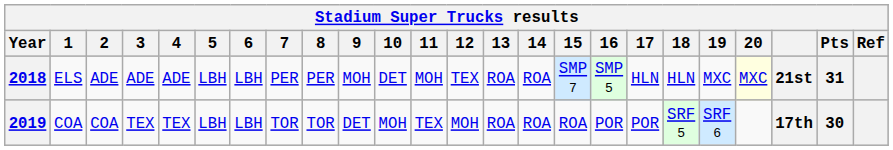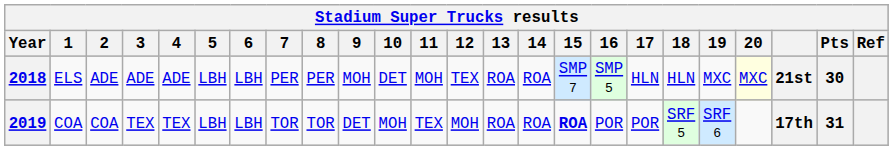(835, 79) 31 -> (835, 79) 30
(573, 123) normal -> (573, 123) bold
(835, 123) 30 -> (835, 123) 31
